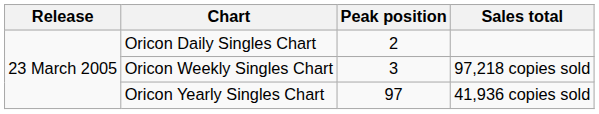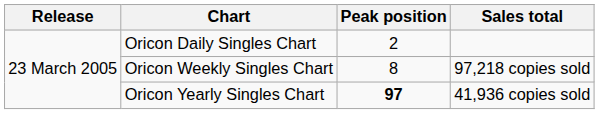(394, 69) 3 -> (394, 69) 8
(394, 95) normal -> (394, 95) bold
